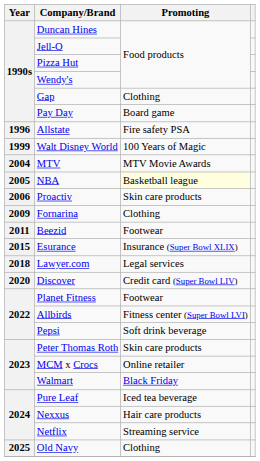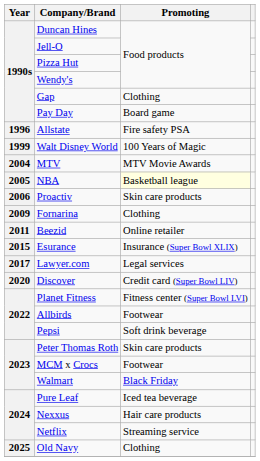(143, 230) Footwear -> (154, 230) Online retailer
(19, 264) 2018 -> (19, 264) 2017
(143, 297) Footwear -> (185, 297) Fitness center (Super Bowl LVI)
(185, 314) Fitness center (Super Bowl LVI) -> (143, 314) Footwear
(154, 364) Online retailer -> (143, 364) Footwear
